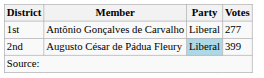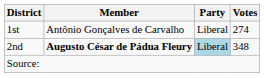(233, 30) 277 -> (241, 30) 274
(114, 47) normal -> (119, 47) bold
(233, 47) 399 -> (241, 47) 348
